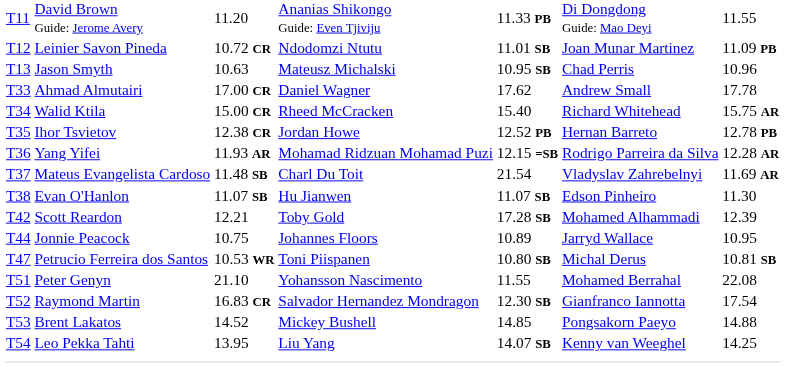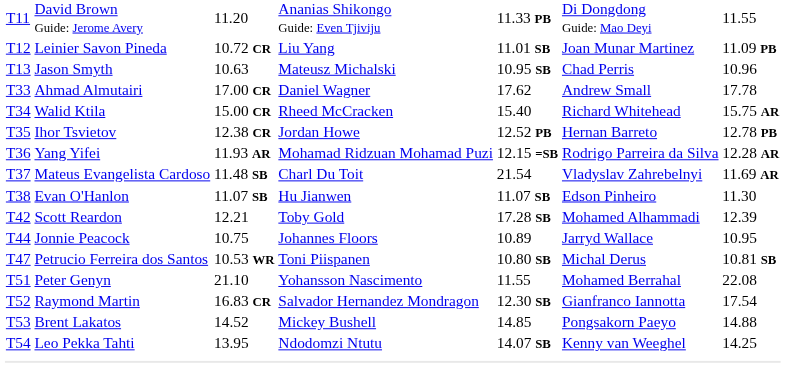(330, 47) Ndodomzi Ntutu -> (307, 47) Liu Yang
(307, 343) Liu Yang -> (330, 343) Ndodomzi Ntutu
